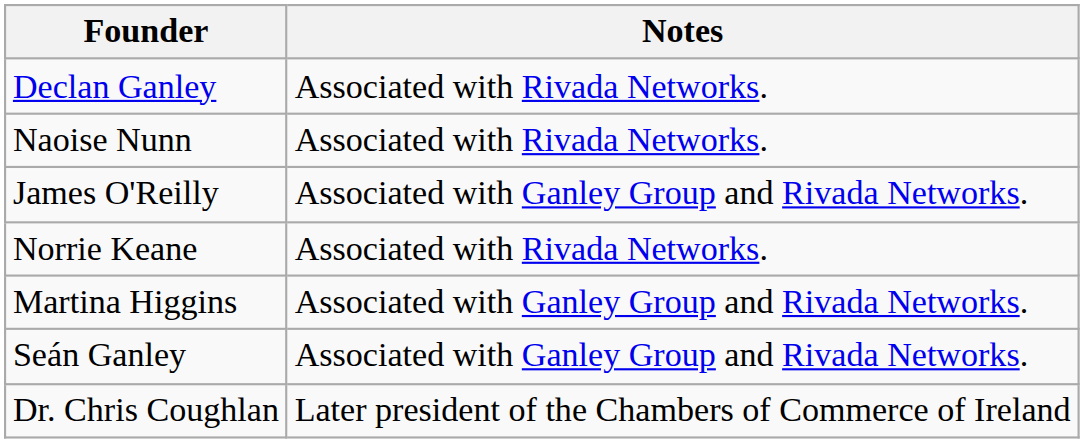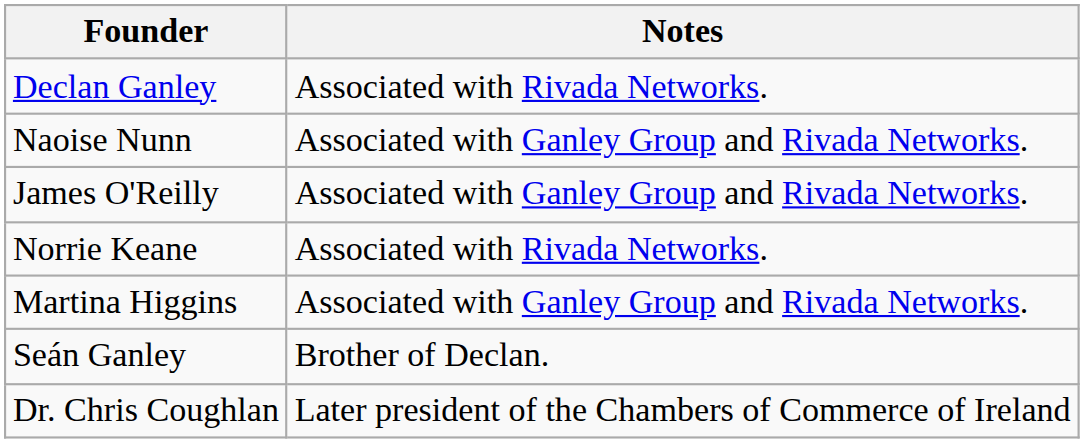(531, 139) Associated with Rivada Networks. -> (661, 139) Associated with Ganley Group and Rivada Networks.
(661, 355) Associated with Ganley Group and Rivada Networks. -> (422, 355) Brother of Declan.
